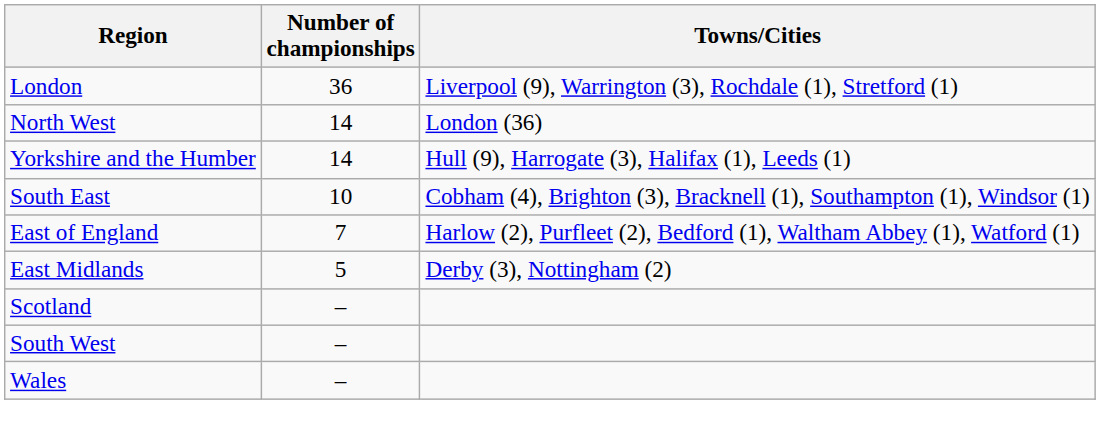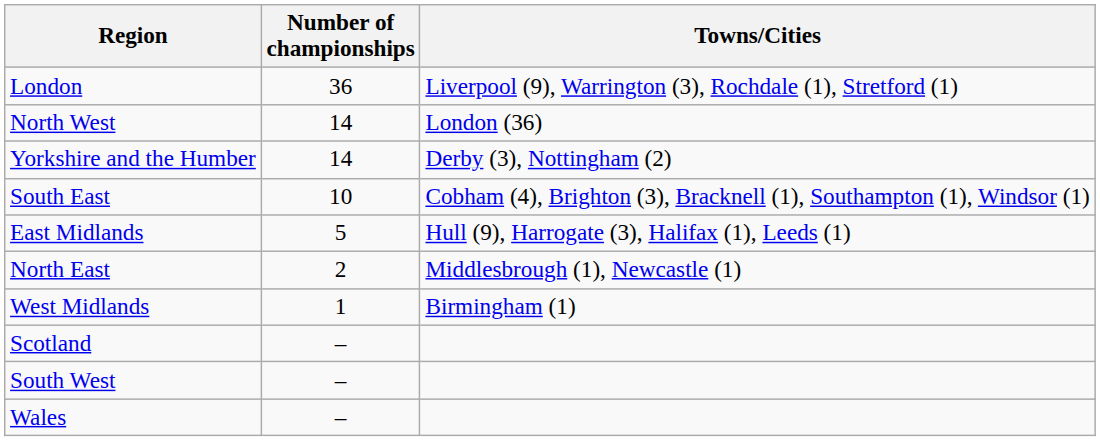(638, 159) Hull (9), Harrogate (3), Halifax (1), Leeds (1) -> (549, 159) Derby (3), Nottingham (2)
- row: (84, 232)
(549, 269) Derby (3), Nottingham (2) -> (638, 232) Hull (9), Harrogate (3), Halifax (1), Leeds (1)
+ row: (60, 269)
+ row: (80, 306)
